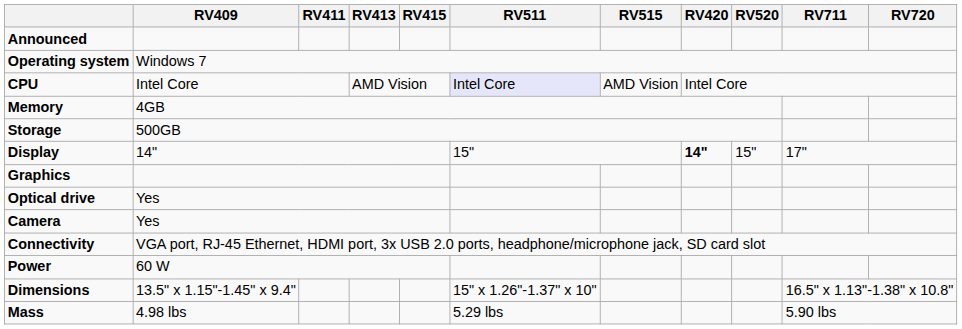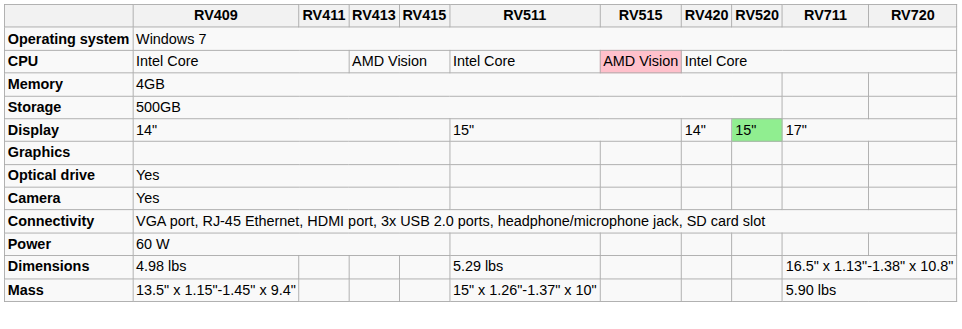- row: (47, 38)
(484, 84) lavender background -> (484, 61) no background
(641, 84) no background -> (641, 61) pink background
(696, 152) bold -> (695, 130) normal
(746, 152) no background -> (746, 130) lightgreen background
(216, 289) 13.5" x 1.15"-1.45" x 9.4" -> (161, 267) 4.98 lbs
(525, 289) 15" x 1.26"-1.37" x 10" -> (478, 267) 5.29 lbs
(161, 312) 4.98 lbs -> (216, 289) 13.5" x 1.15"-1.45" x 9.4"
(478, 312) 5.29 lbs -> (525, 289) 15" x 1.26"-1.37" x 10"
